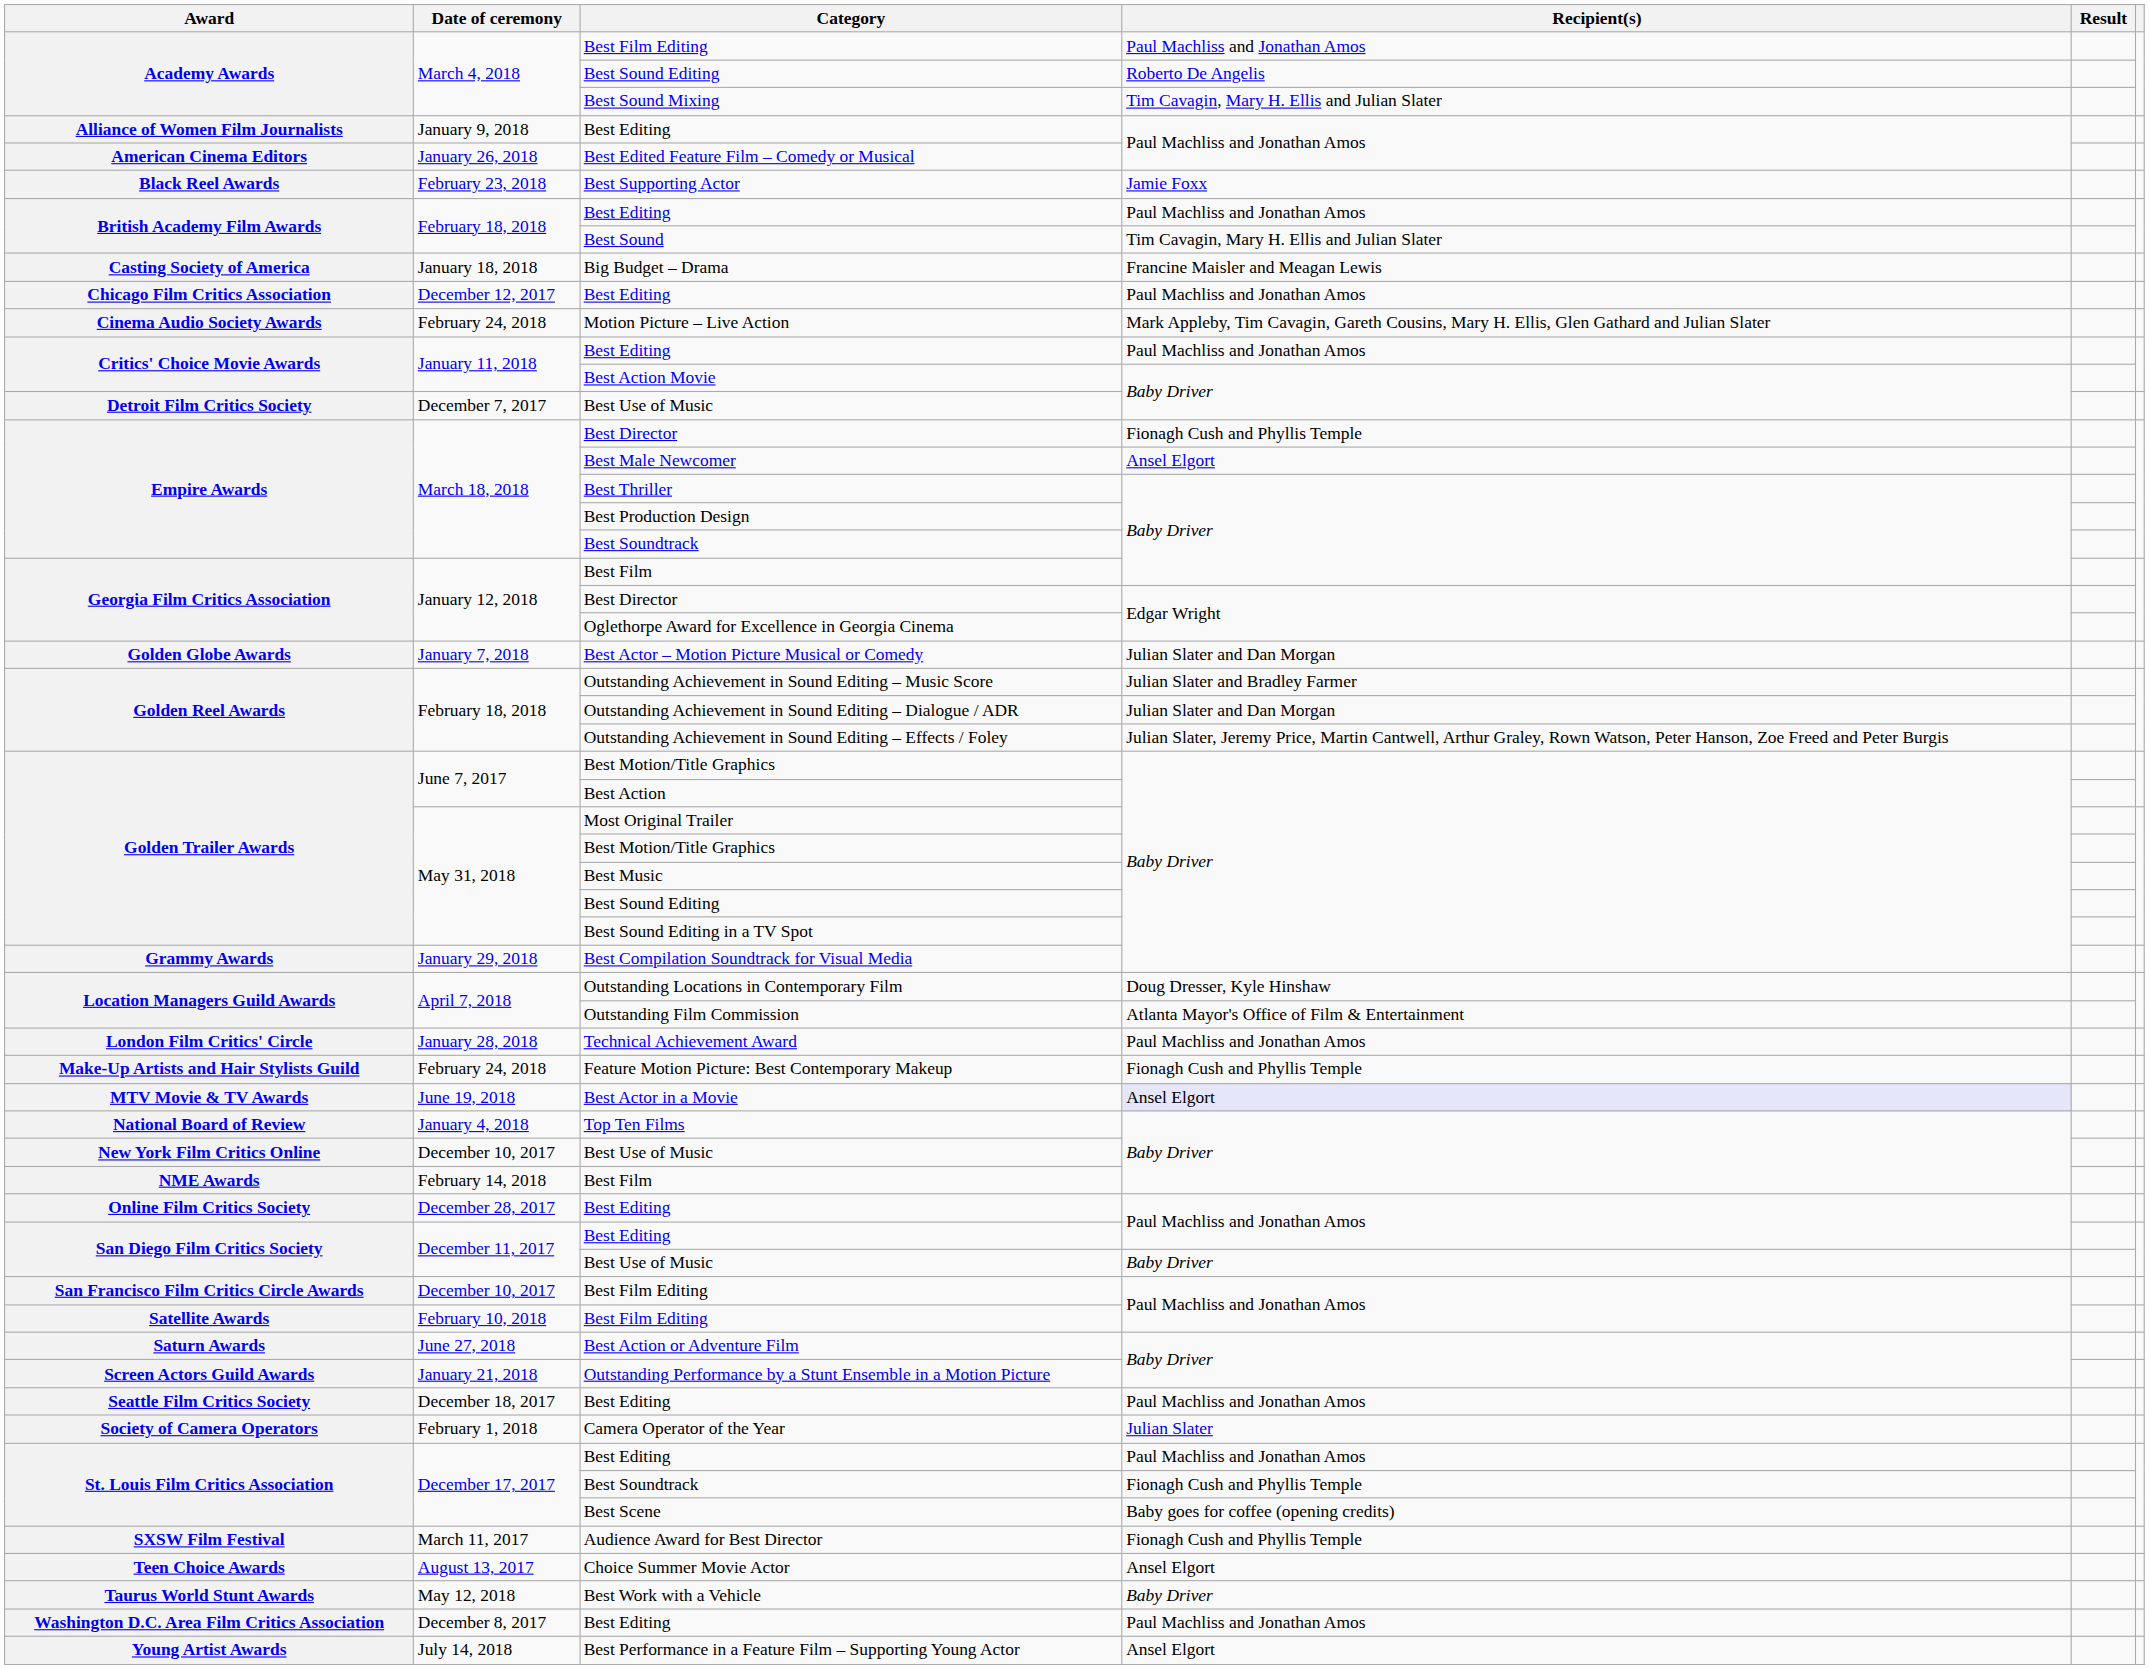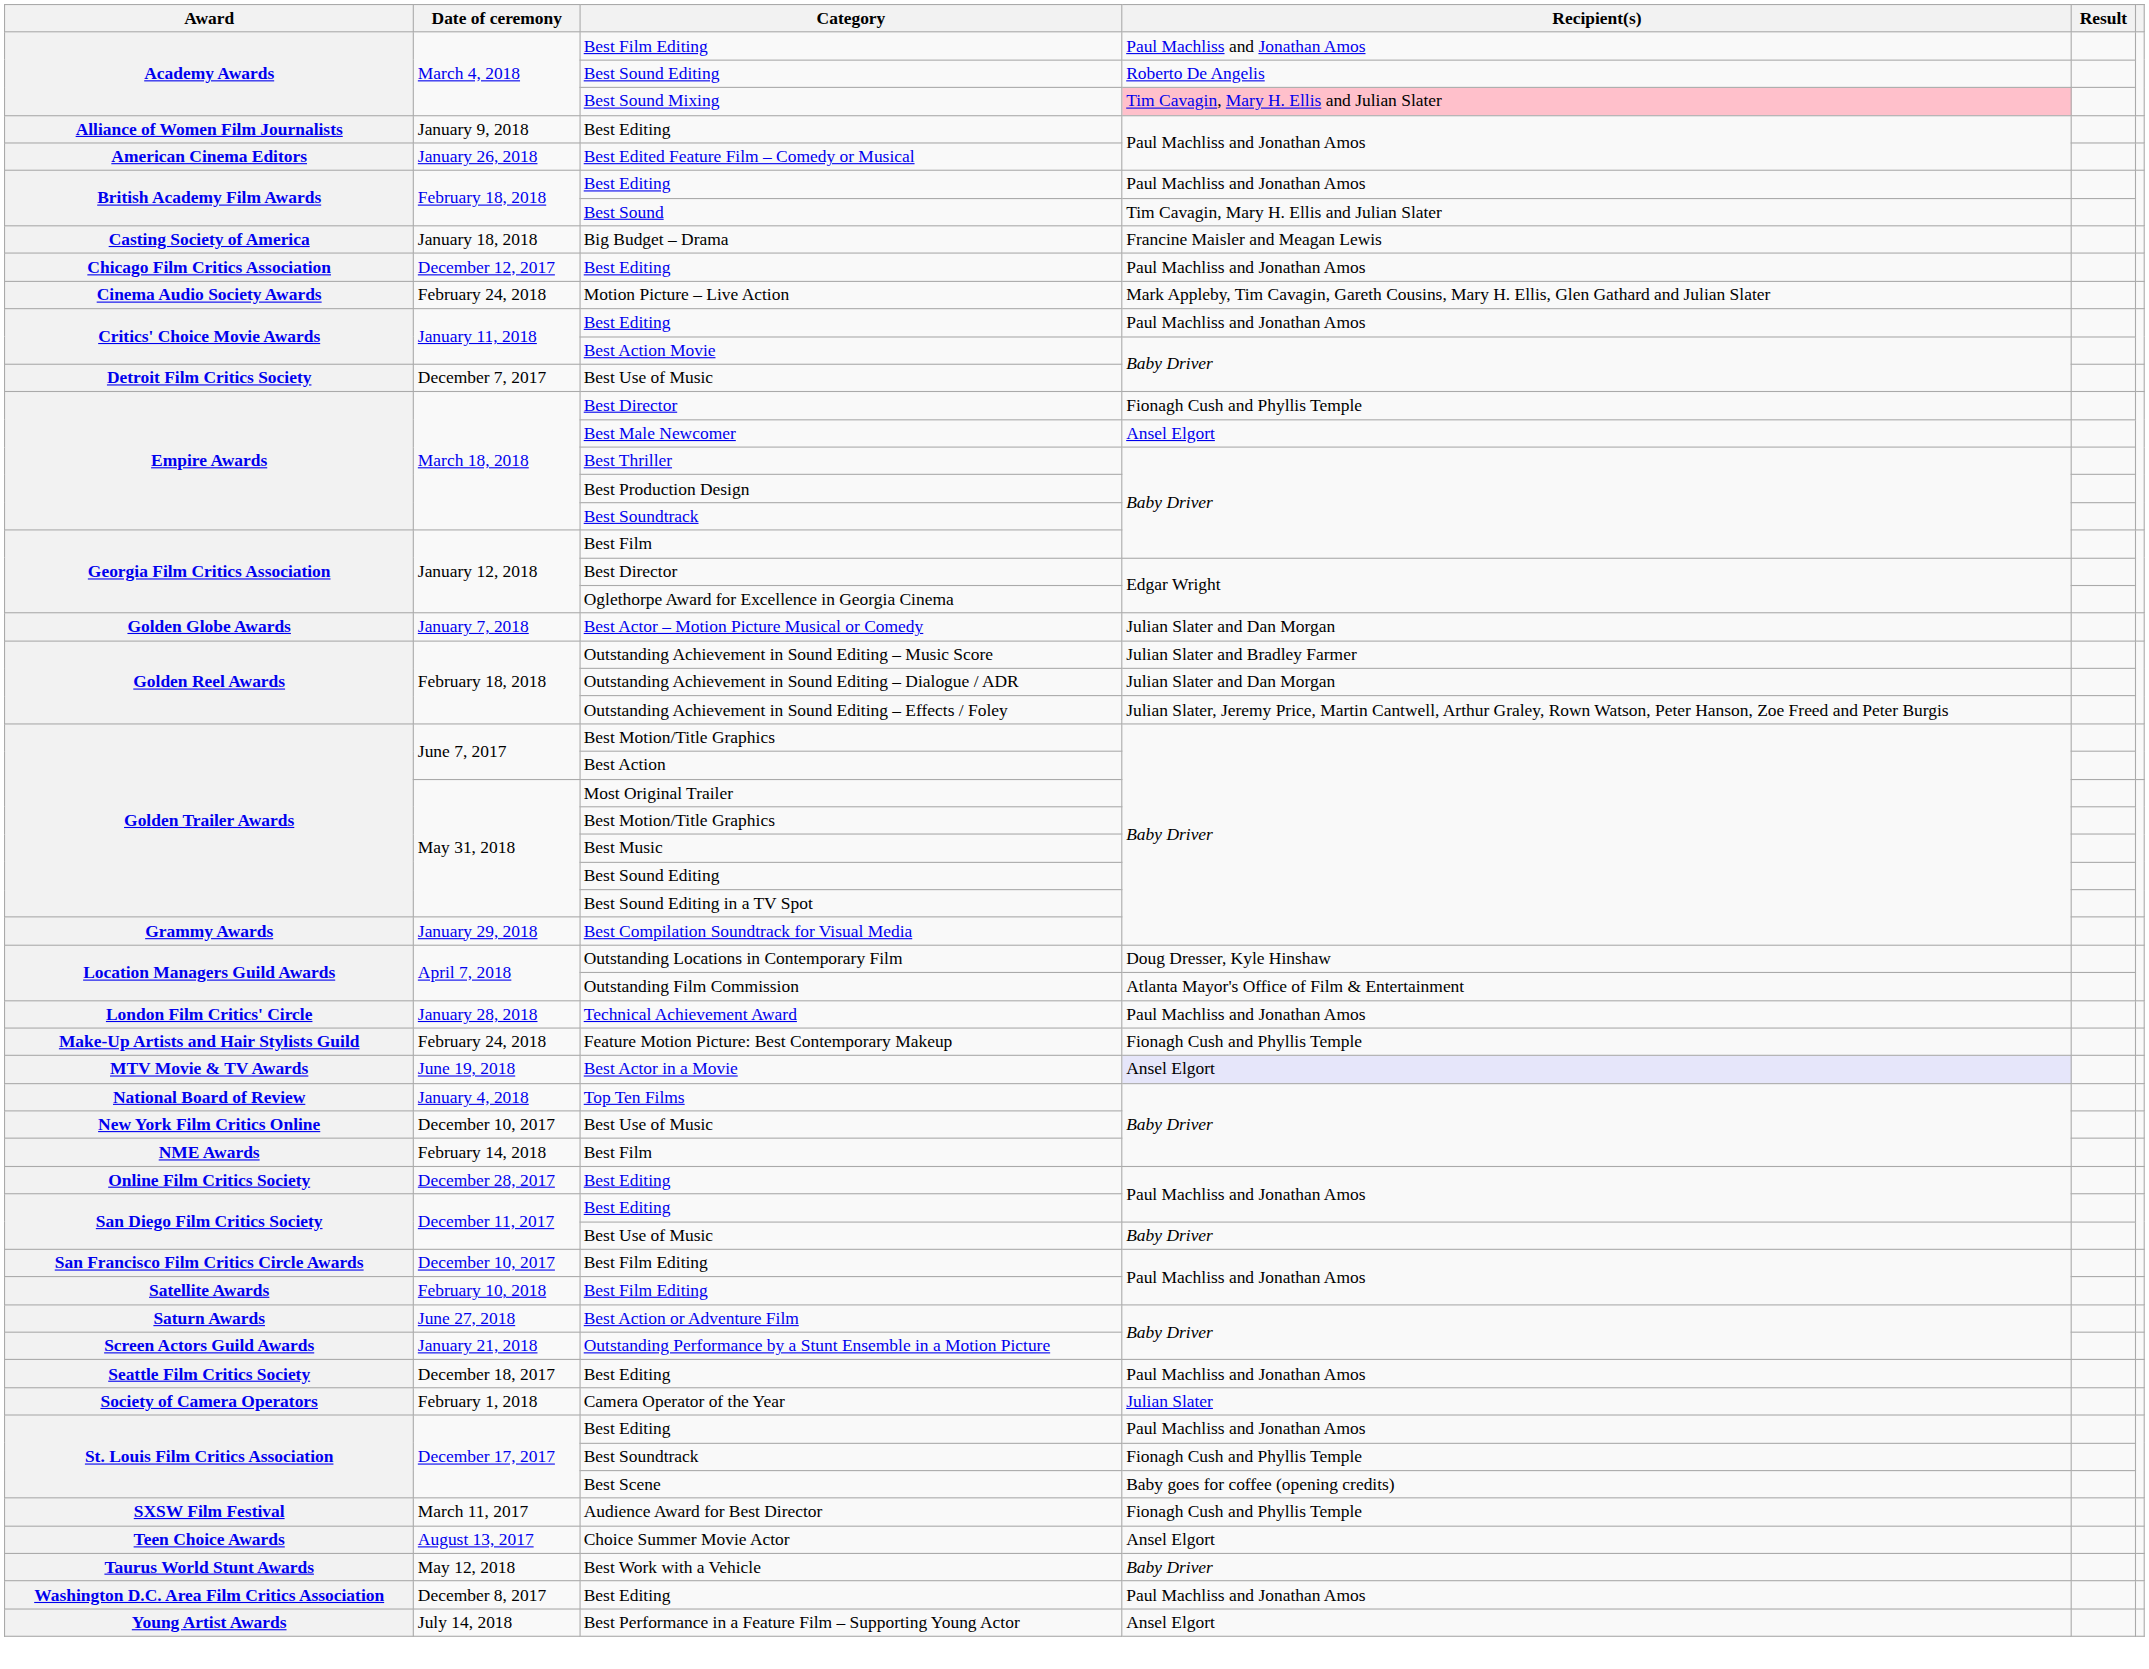(1284, 101) no background -> (1284, 101) pink background
- row: (482, 184)
